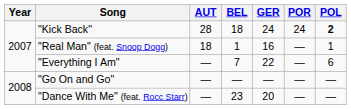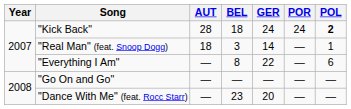(237, 46) 1 -> (237, 46) 3
(268, 46) 16 -> (268, 46) 14
(237, 63) 7 -> (237, 63) 8
